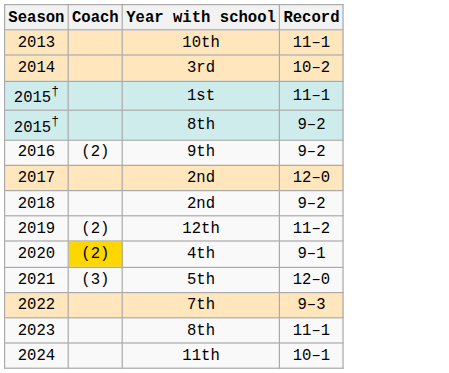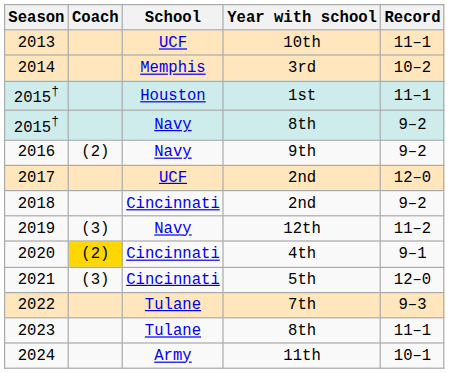+ column: (173, 17)
(95, 229) (2) -> (95, 229) (3)
